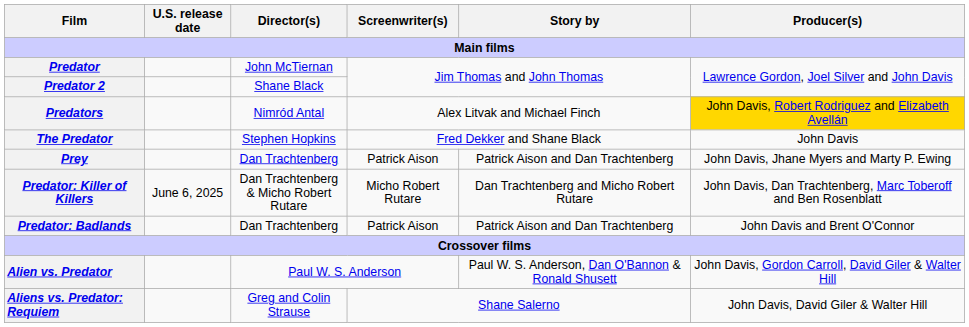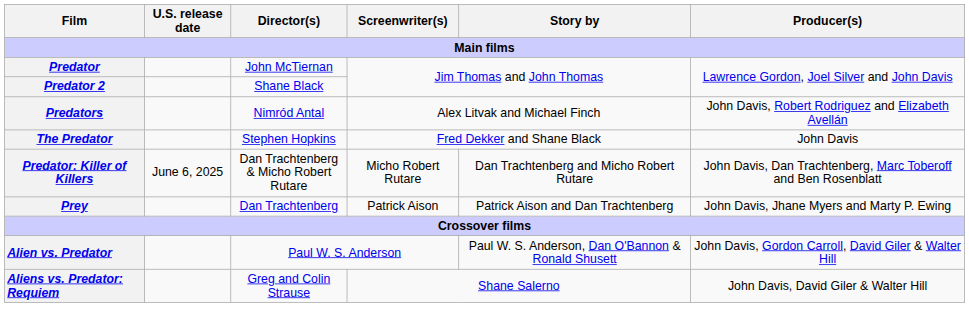(828, 113) gold background -> (828, 113) no background
rows swapped: (74, 159) <-> (74, 192)
- row: (74, 226)
